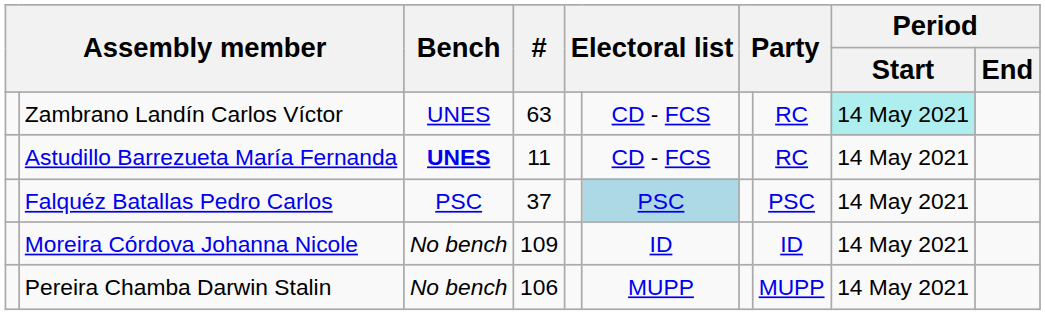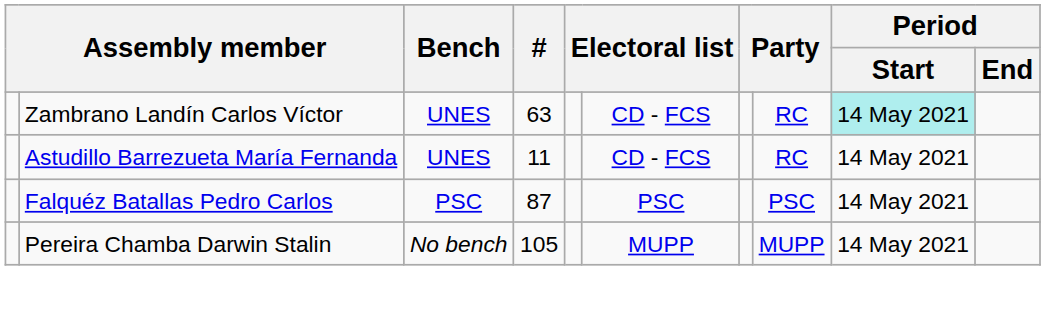(459, 156) bold -> (459, 158) normal
(539, 201) 37 -> (539, 201) 87
(661, 201) lightblue background -> (661, 201) no background
- row: (191, 244)
(539, 288) 106 -> (539, 244) 105
